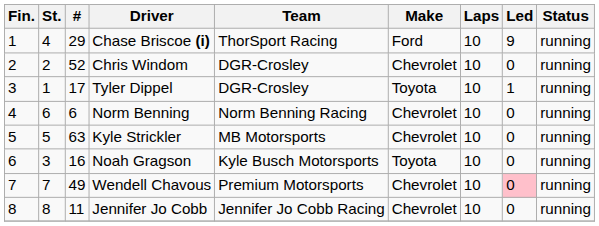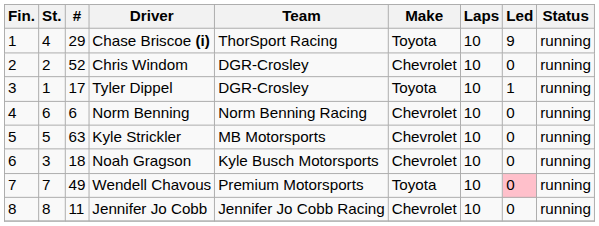(407, 40) Ford -> (414, 40) Toyota
(77, 161) 16 -> (77, 161) 18
(414, 161) Toyota -> (424, 161) Chevrolet
(424, 185) Chevrolet -> (414, 185) Toyota
